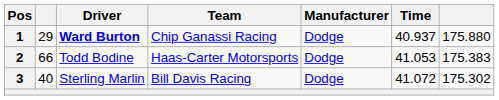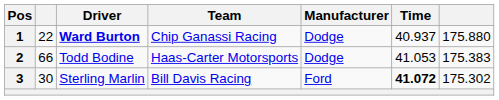(46, 36) 29 -> (46, 36) 22
(46, 79) 40 -> (46, 79) 30
(324, 79) Dodge -> (318, 79) Ford
(416, 79) normal -> (416, 79) bold
